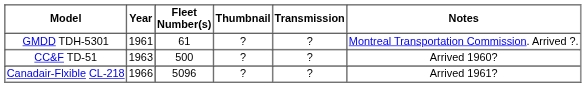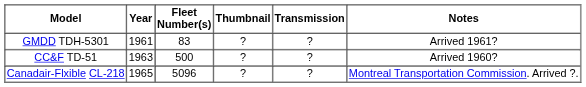(184, 41) 61 -> (184, 41) 83
(464, 41) Montreal Transportation Commission. Arrived ?. -> (464, 41) Arrived 1961?
(141, 74) 1966 -> (141, 74) 1965
(464, 74) Arrived 1961? -> (464, 74) Montreal Transportation Commission. Arrived ?.
